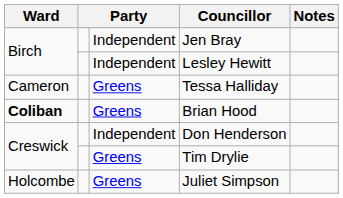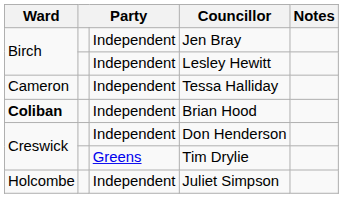(117, 87) Greens -> (134, 87) Independent
(117, 110) Greens -> (134, 110) Independent
(117, 181) Greens -> (134, 181) Independent
